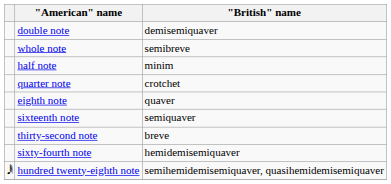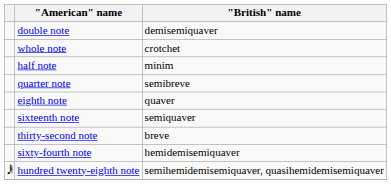(167, 48) semibreve -> (162, 48) crotchet
(162, 83) crotchet -> (167, 83) semibreve
